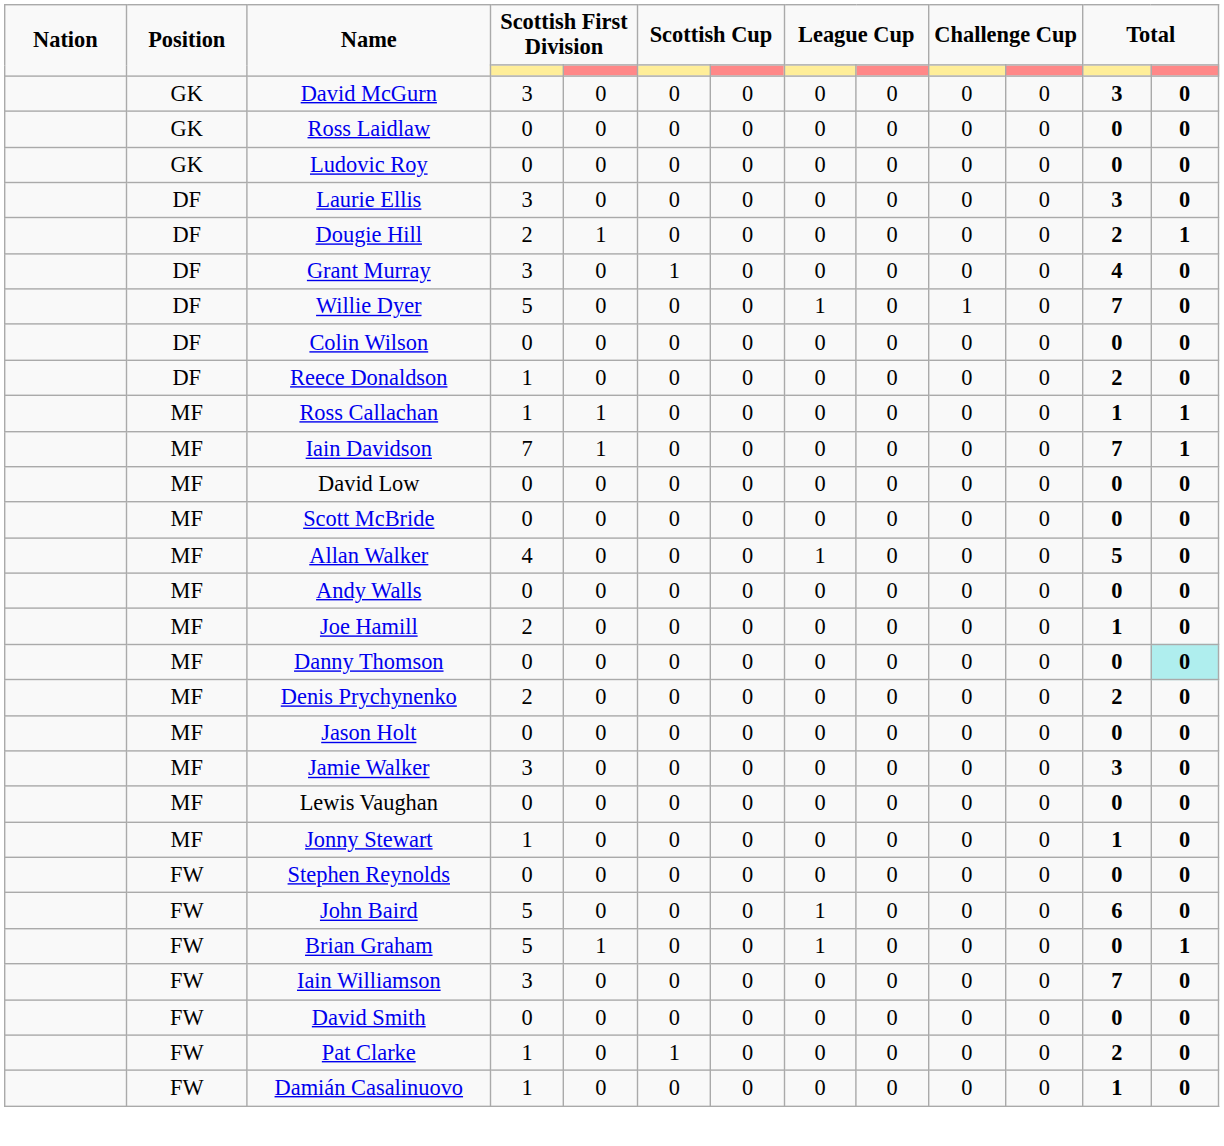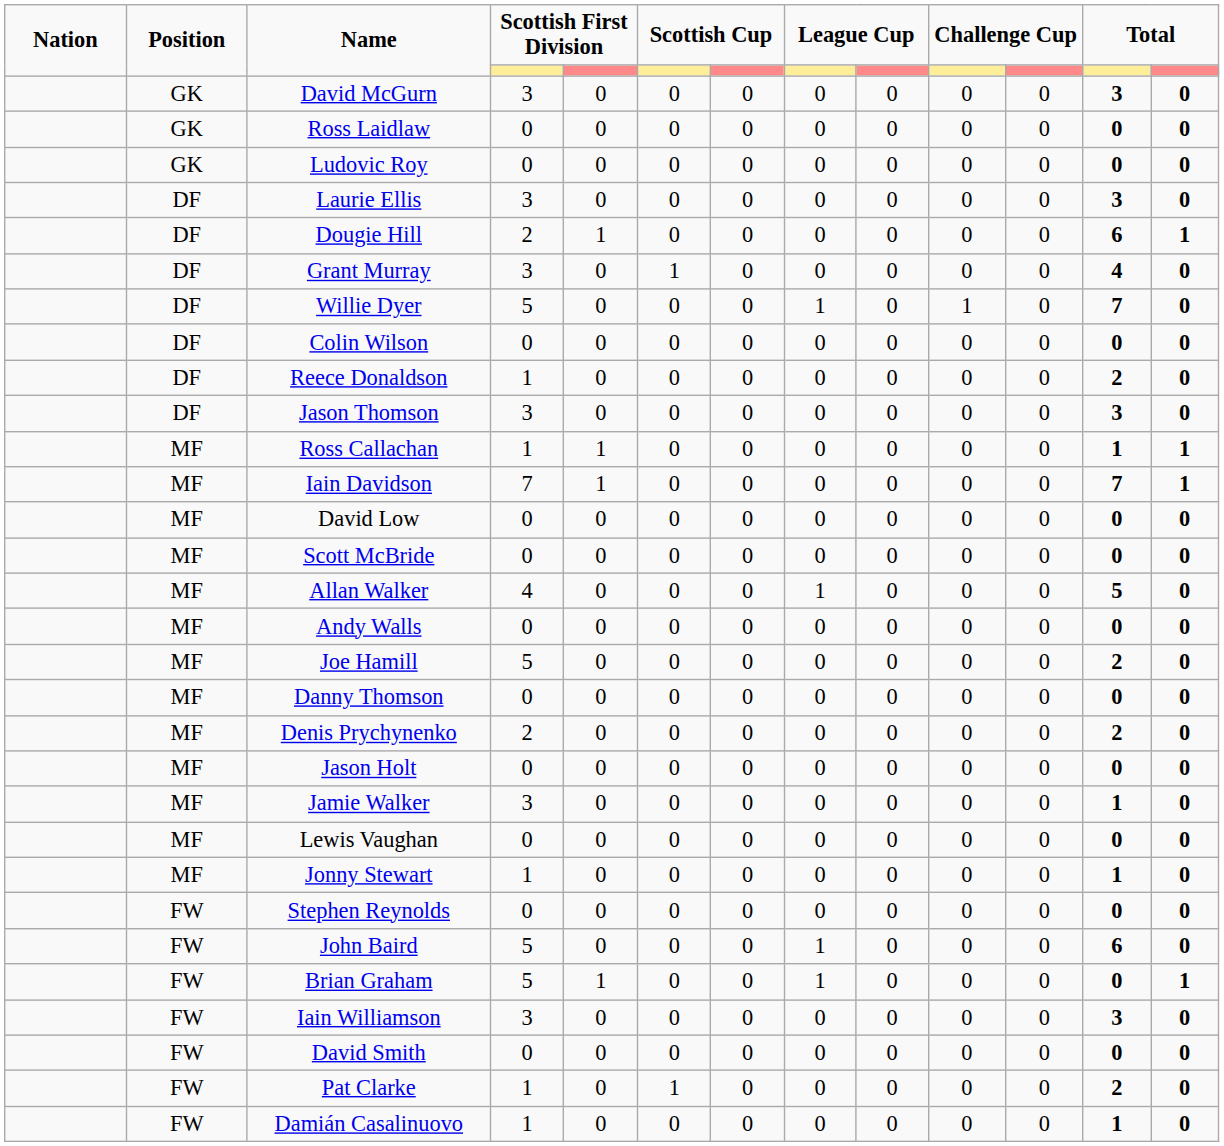(1117, 235) 2 -> (1117, 235) 6
+ row: (369, 413)
(527, 626) 2 -> (527, 661) 5
(1117, 626) 1 -> (1117, 661) 2
(1185, 661) paleturquoise background -> (1185, 697) no background
(1117, 768) 3 -> (1117, 803) 1
(1117, 981) 7 -> (1117, 1016) 3
